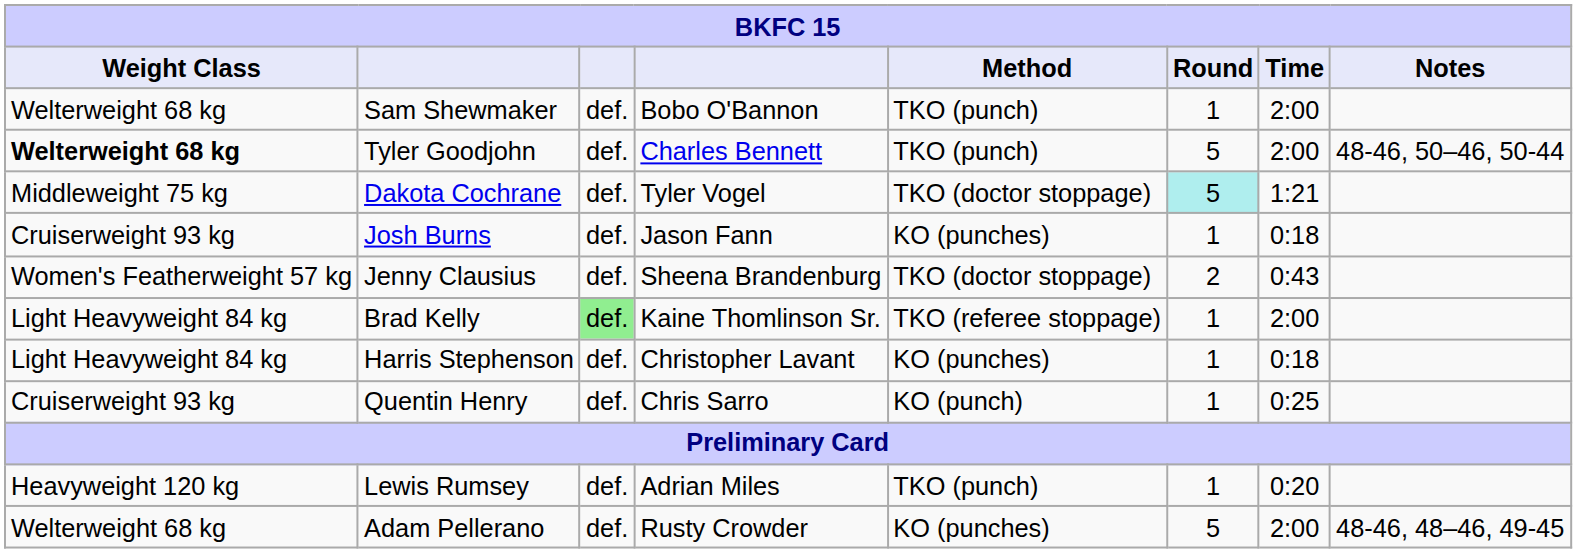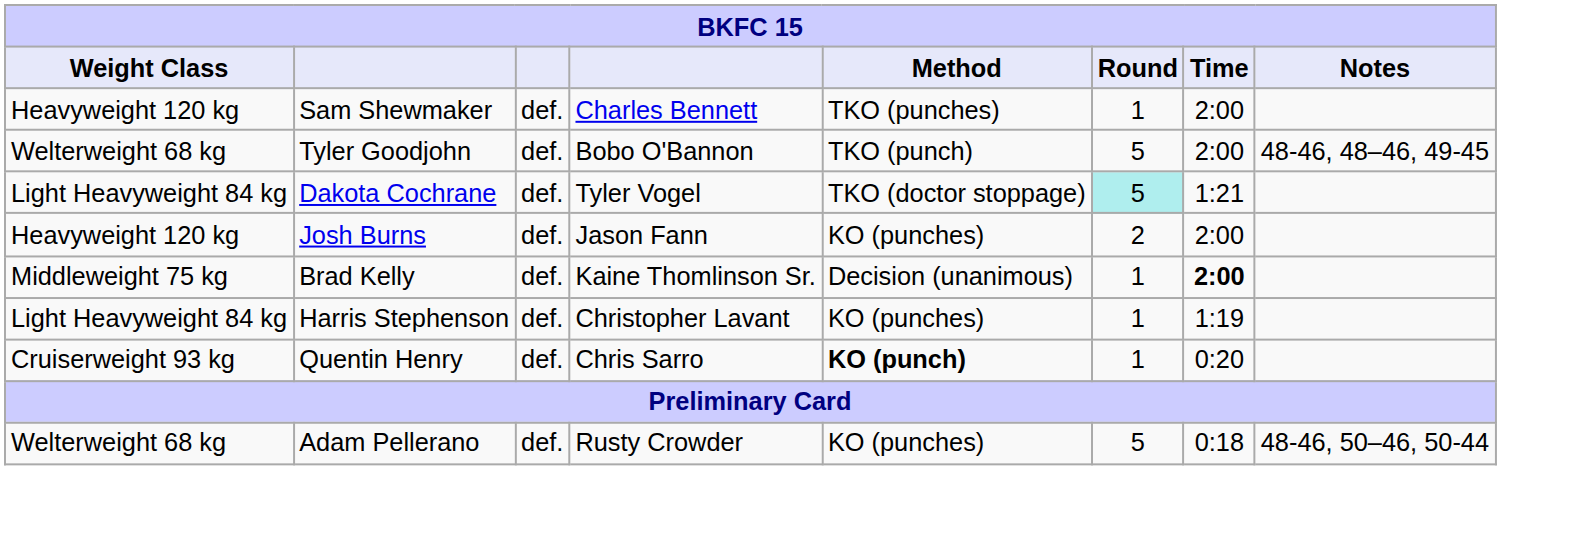(119, 109) Welterweight 68 kg -> (125, 109) Heavyweight 120 kg
(729, 109) Bobo O'Bannon -> (666, 109) Charles Bennett
(966, 109) TKO (punch) -> (914, 109) TKO (punches)
(126, 151) bold -> (119, 151) normal
(731, 151) Charles Bennett -> (665, 151) Bobo O'Bannon
(1450, 151) 48-46, 50–46, 50-44 -> (1375, 151) 48-46, 48–46, 49-45
(119, 193) Middleweight 75 kg -> (149, 193) Light Heavyweight 84 kg
(123, 234) Cruiserweight 93 kg -> (125, 234) Heavyweight 120 kg
(1213, 234) 1 -> (1138, 234) 2
(1295, 234) 0:18 -> (1219, 234) 2:00
- row: (450, 276)
(149, 318) Light Heavyweight 84 kg -> (119, 276) Middleweight 75 kg
(607, 318) lightgreen background -> (542, 276) no background
(1027, 318) TKO (referee stoppage) -> (950, 276) Decision (unanimous)
(1295, 318) normal -> (1219, 276) bold
(1295, 360) 0:18 -> (1219, 318) 1:19
(958, 402) normal -> (897, 360) bold
(1295, 402) 0:25 -> (1219, 360) 0:20
- row: (446, 485)
(1295, 527) 2:00 -> (1219, 443) 0:18
(1450, 527) 48-46, 48–46, 49-45 -> (1375, 443) 48-46, 50–46, 50-44
